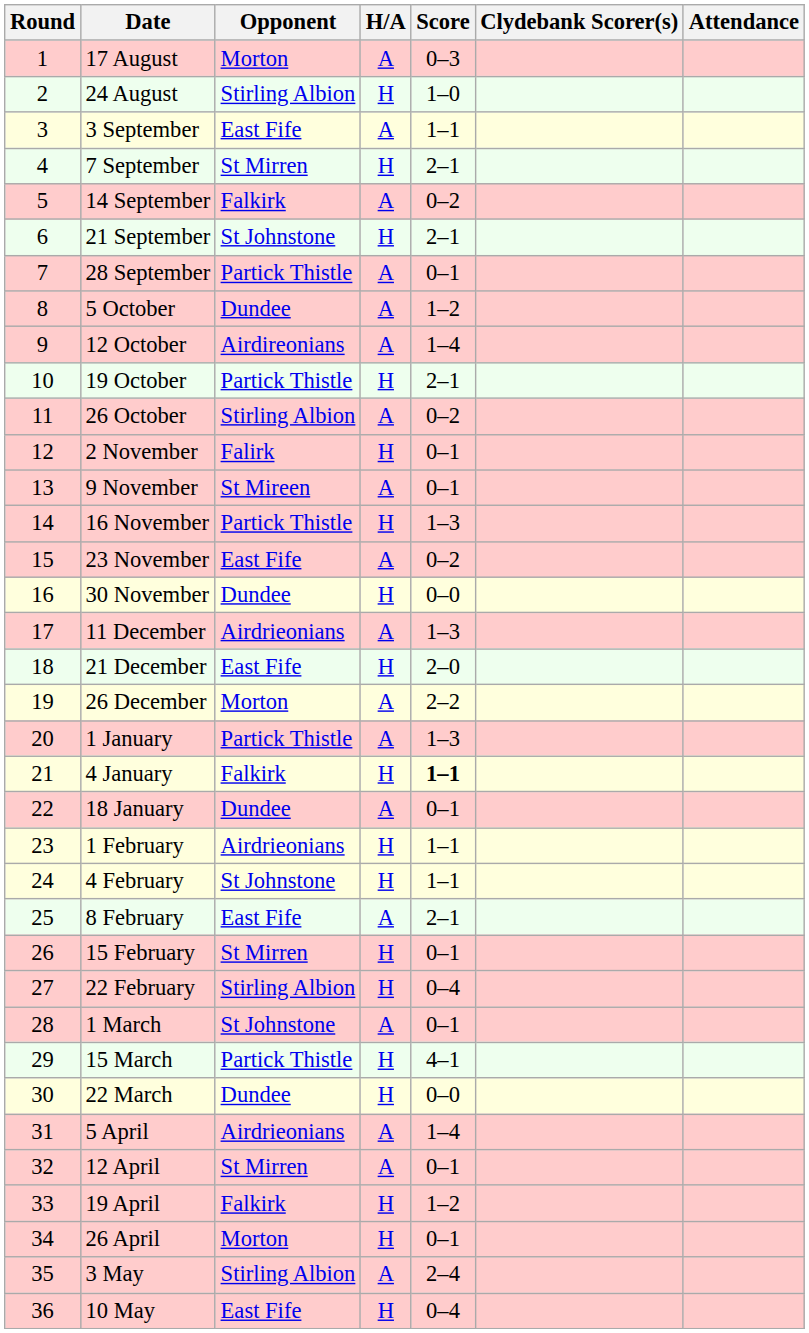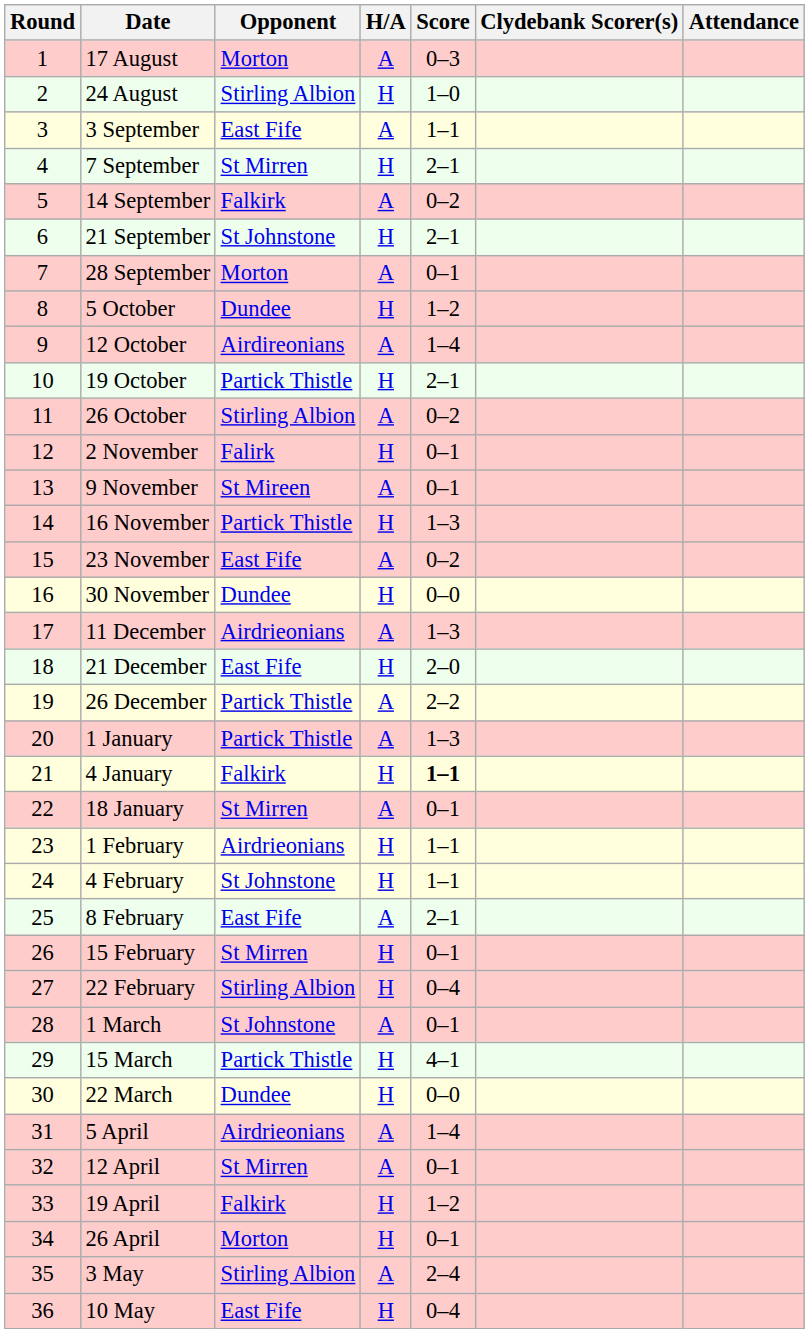(286, 272) Partick Thistle -> (254, 272) Morton
(386, 308) A -> (386, 308) H
(254, 702) Morton -> (286, 702) Partick Thistle
(256, 809) Dundee -> (264, 809) St Mirren
